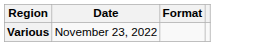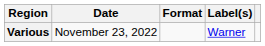+ column: (230, 13)
